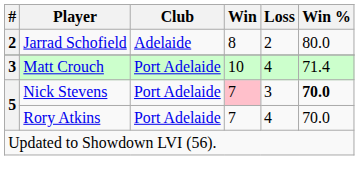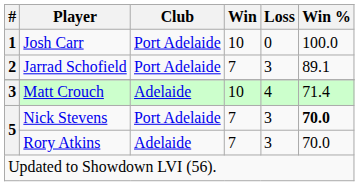+ row: (54, 42)
(163, 42) Adelaide -> (177, 67) Port Adelaide
(232, 42) 8 -> (232, 67) 7
(268, 42) 2 -> (268, 67) 3
(316, 42) 80.0 -> (316, 67) 89.1
(177, 67) Port Adelaide -> (163, 92) Adelaide
(232, 92) pink background -> (232, 117) no background
(177, 117) Port Adelaide -> (163, 142) Adelaide
(268, 117) 4 -> (268, 142) 3
